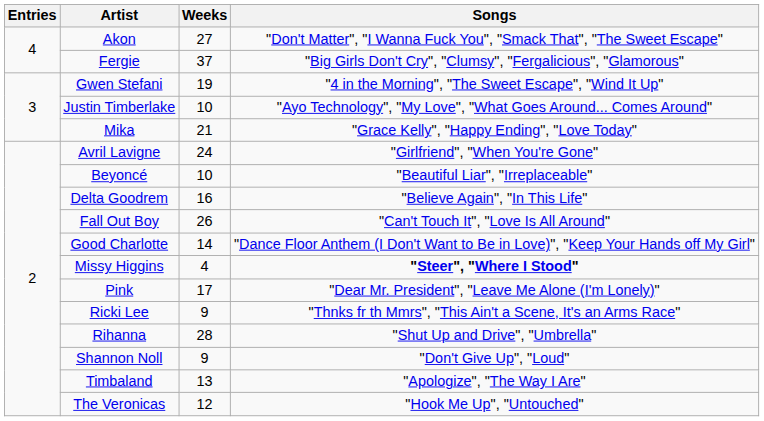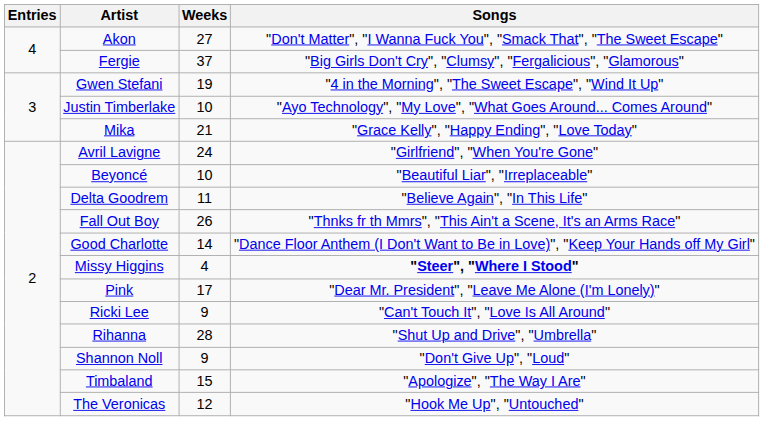(205, 198) 16 -> (205, 198) 11
(494, 221) "Can't Touch It", "Love Is All Around" -> (494, 221) "Thnks fr th Mmrs", "This Ain't a Scene, It's an Arms Race"
(494, 312) "Thnks fr th Mmrs", "This Ain't a Scene, It's an Arms Race" -> (494, 312) "Can't Touch It", "Love Is All Around"
(205, 381) 13 -> (205, 381) 15
